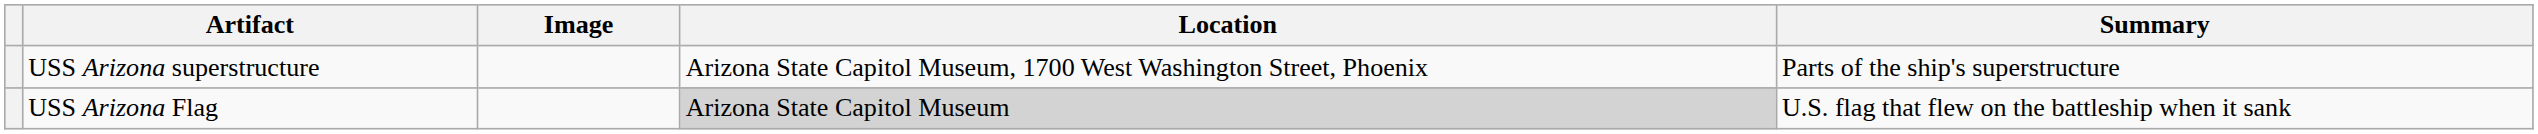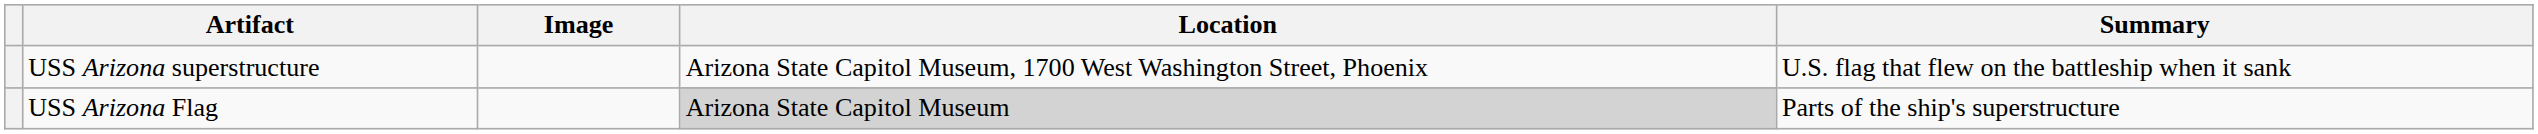(1951, 66) Parts of the ship's superstructure -> (2037, 66) U.S. flag that flew on the battleship when it sank
(2037, 107) U.S. flag that flew on the battleship when it sank -> (1951, 107) Parts of the ship's superstructure
